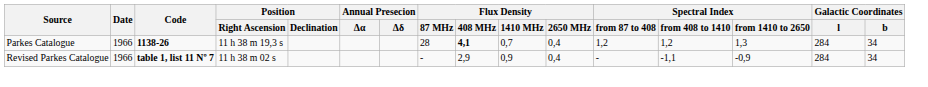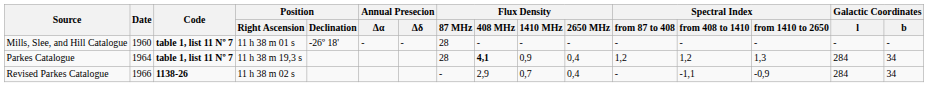+ row: (67, 43)
(123, 43) 1966 -> (142, 58) 1964
(153, 43) 1138-26 -> (194, 58) table 1, list 11 Nº 7
(507, 43) 0,7 -> (526, 58) 0,9
(175, 58) table 1, list 11 Nº 7 -> (172, 74) 1138-26
(507, 58) 0,9 -> (526, 74) 0,7
